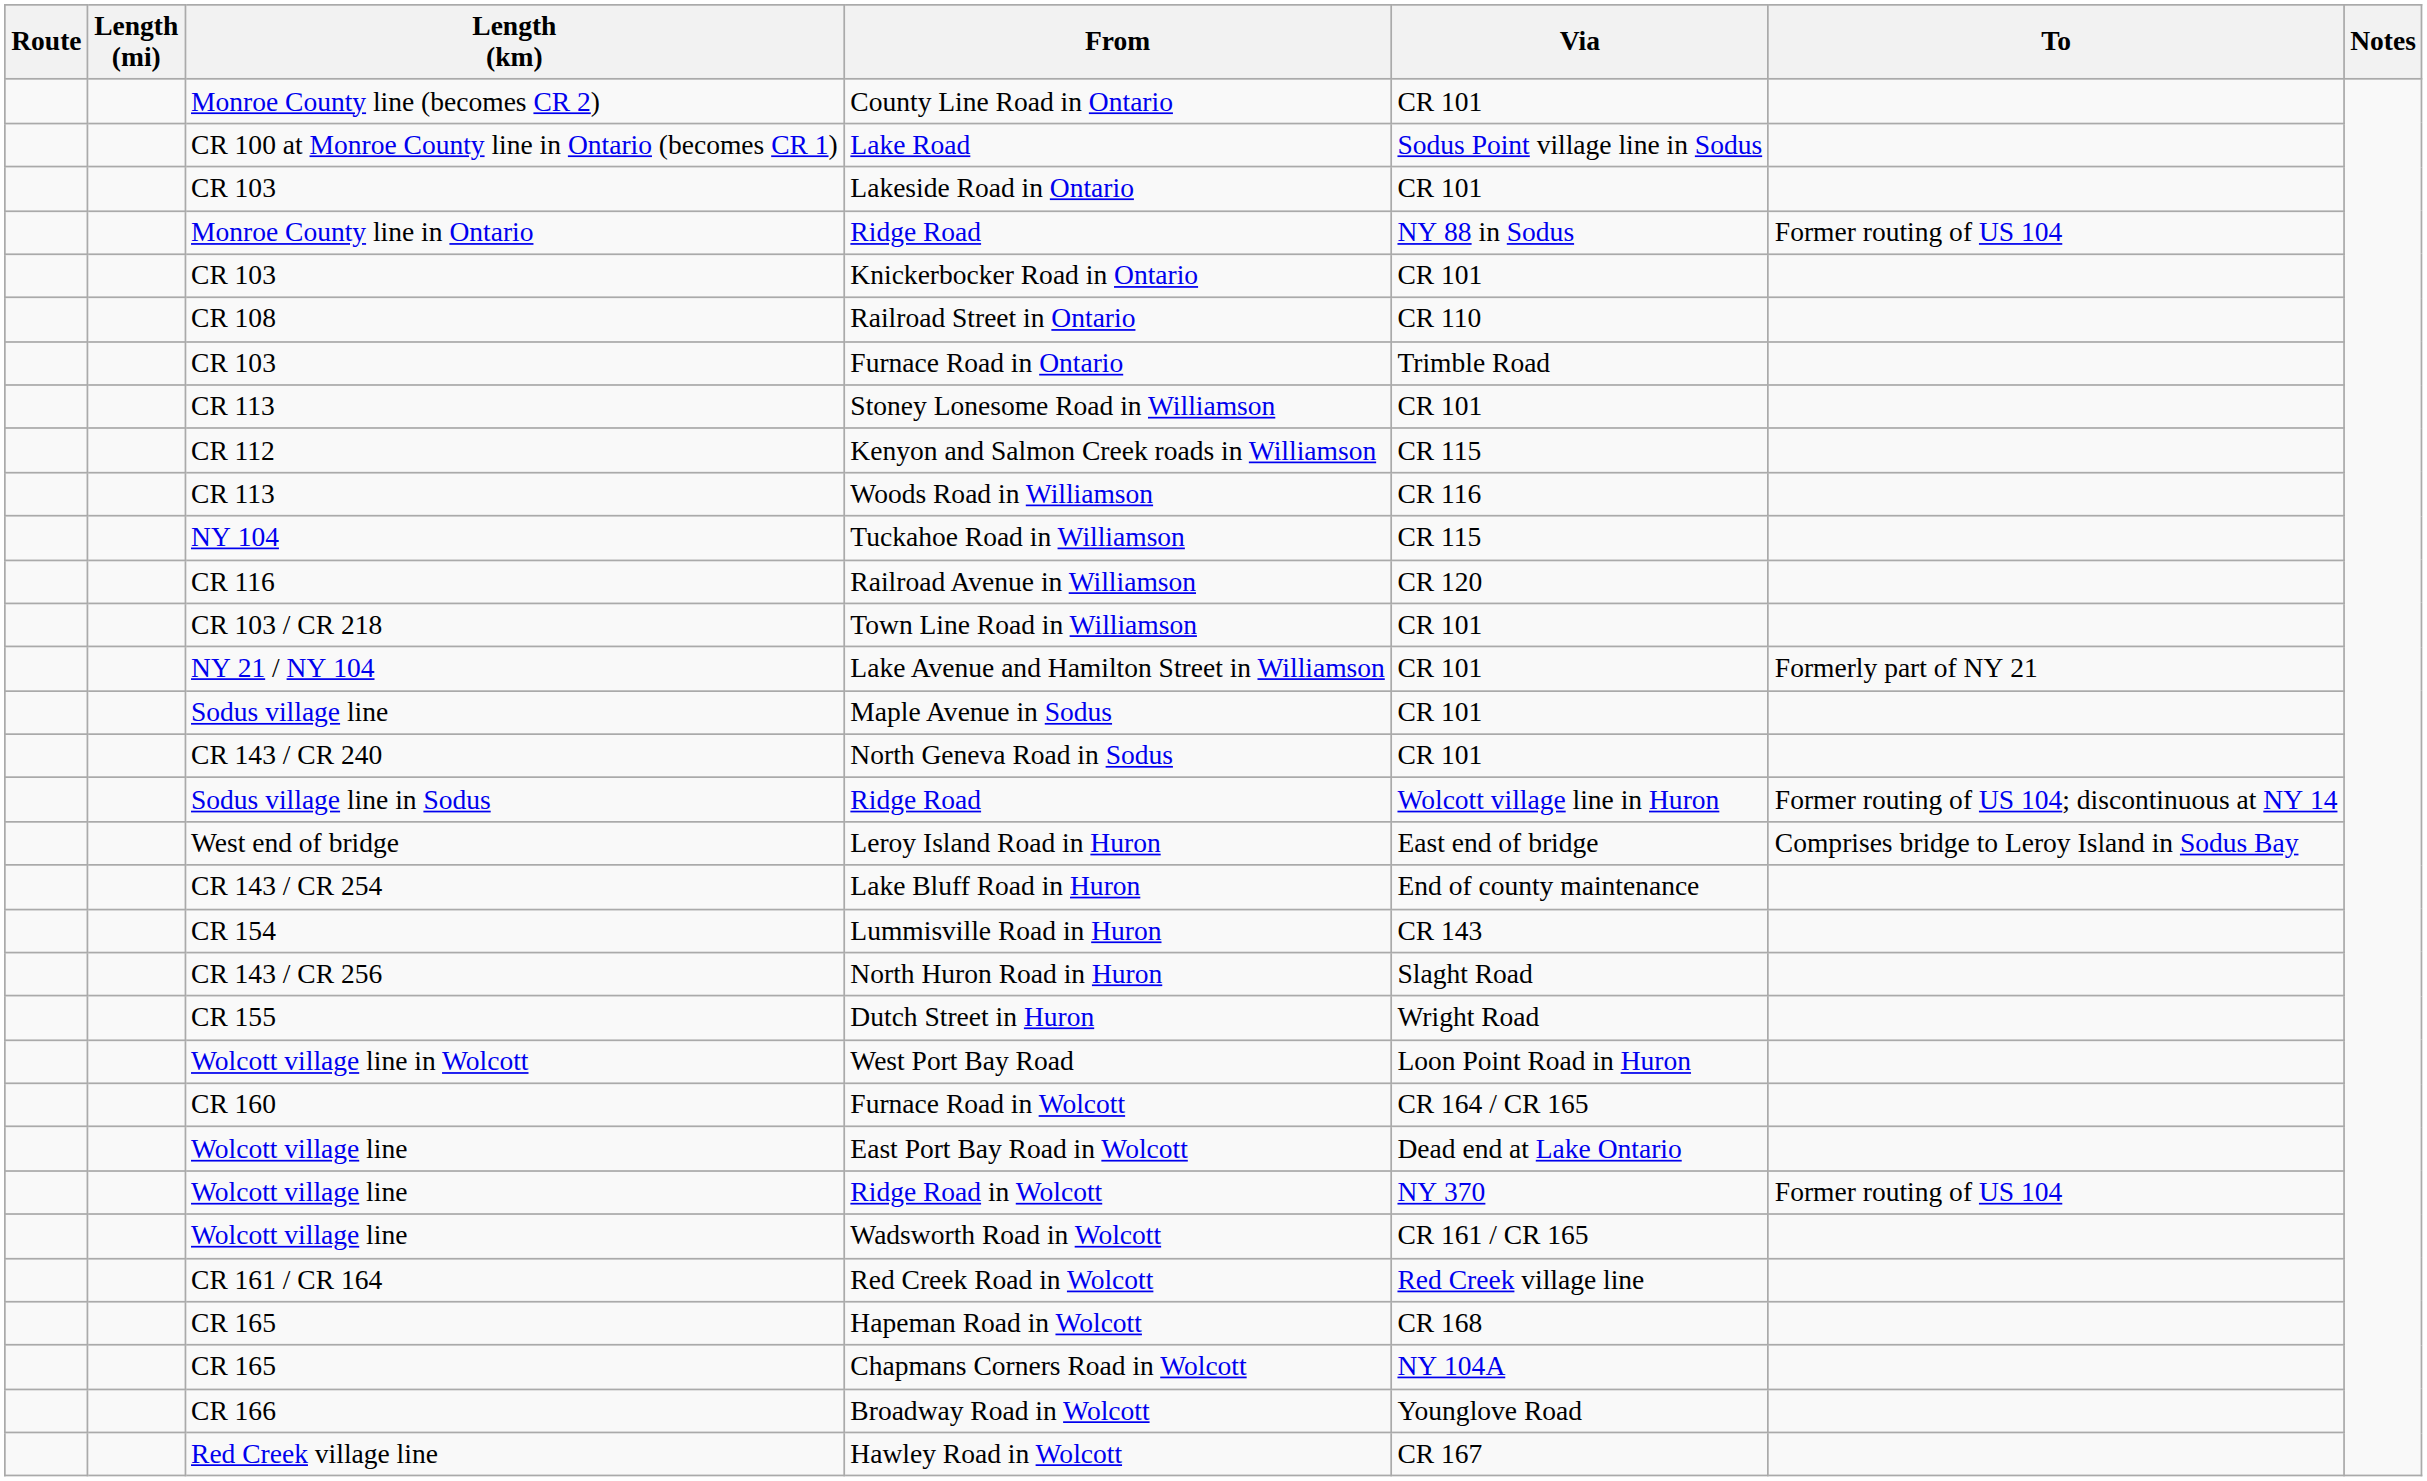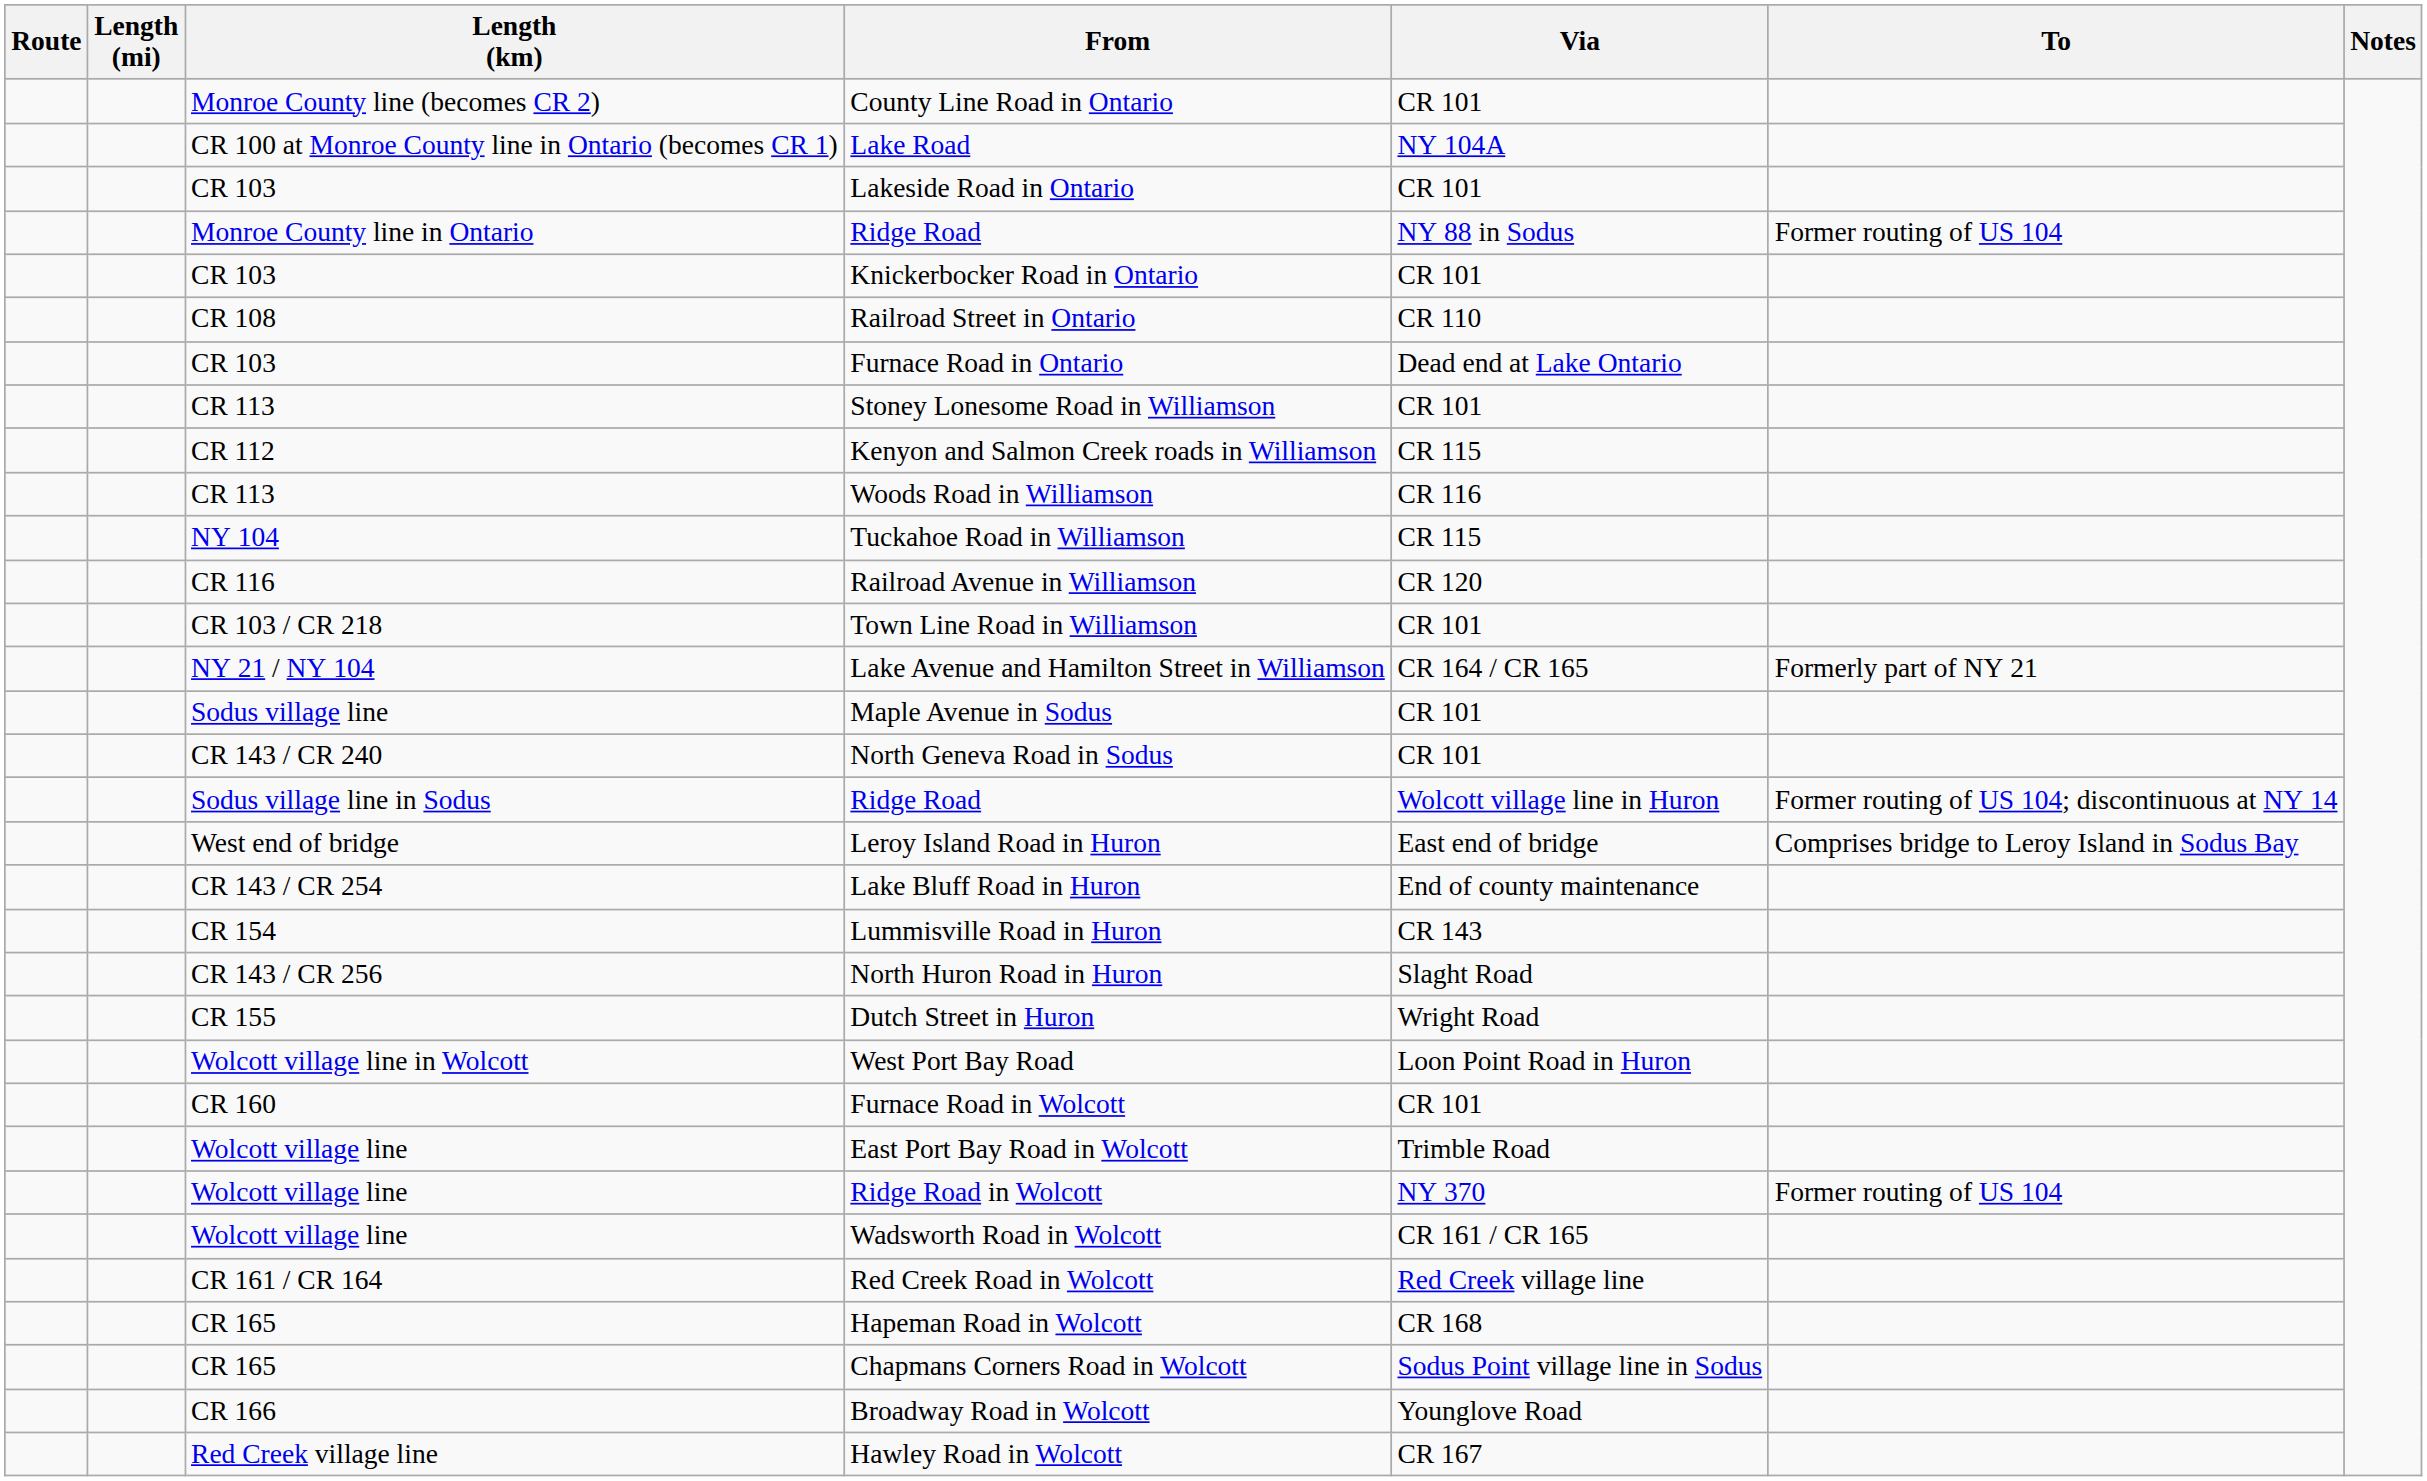(1580, 144) Sodus Point village line in Sodus -> (1451, 144) NY 104A
(1474, 362) Trimble Road -> (1540, 362) Dead end at Lake Ontario
(1440, 668) CR 101 -> (1493, 668) CR 164 / CR 165
(1493, 1104) CR 164 / CR 165 -> (1440, 1104) CR 101
(1540, 1148) Dead end at Lake Ontario -> (1474, 1148) Trimble Road
(1451, 1366) NY 104A -> (1580, 1366) Sodus Point village line in Sodus
